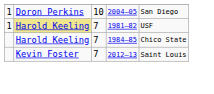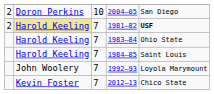(9, 11) 1 -> (9, 11) 2
(9, 26) 1 -> (9, 26) 2
(147, 26) normal -> (147, 26) bold
+ row: (122, 40)
(164, 40) Chico State -> (164, 54) Saint Louis
+ row: (122, 68)
(164, 54) Saint Louis -> (164, 82) Chico State
